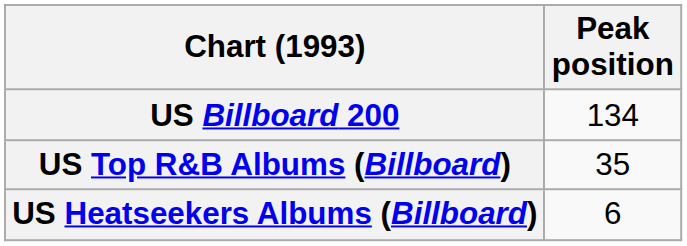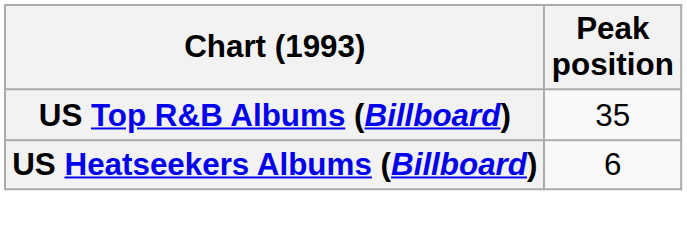- row: (275, 114)
